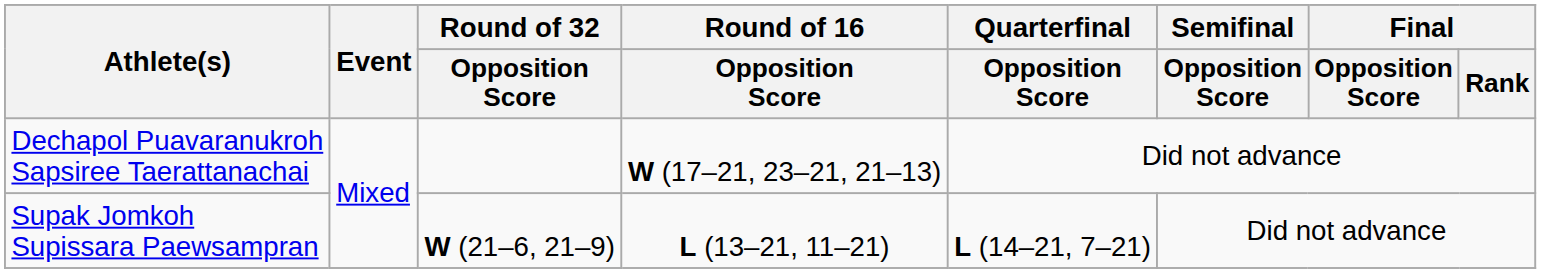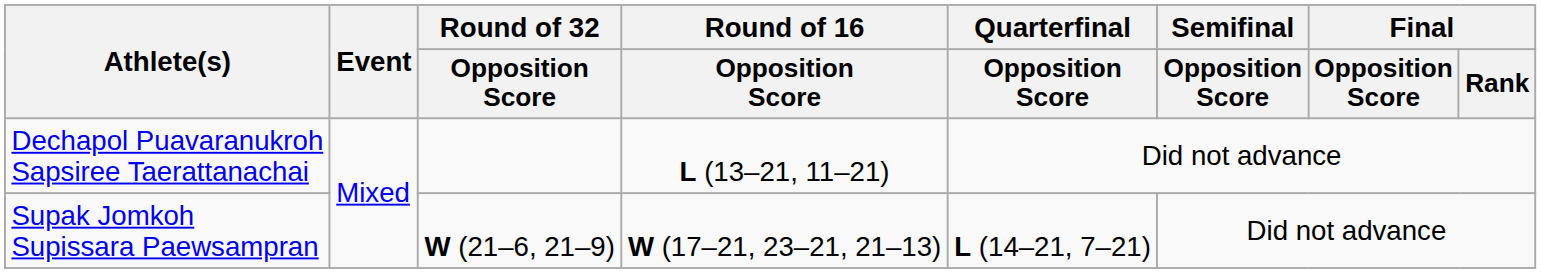(785, 172) W (17–21, 23–21, 21–13) -> (785, 172) L (13–21, 11–21)
(785, 246) L (13–21, 11–21) -> (785, 246) W (17–21, 23–21, 21–13)
